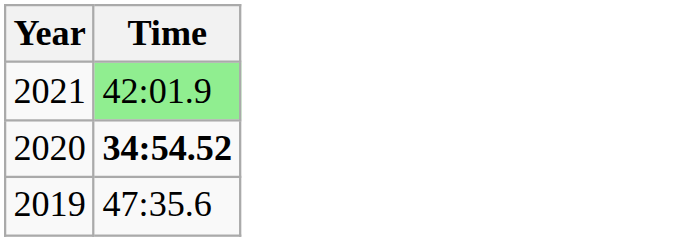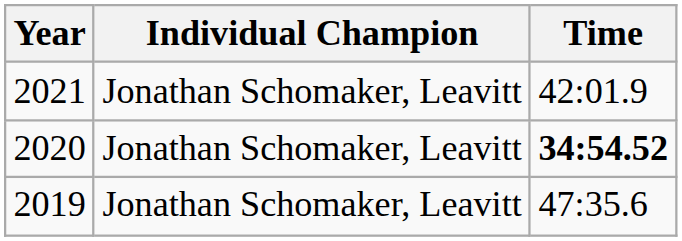+ column: (312, 33)
(157, 90) lightgreen background -> (593, 90) no background
